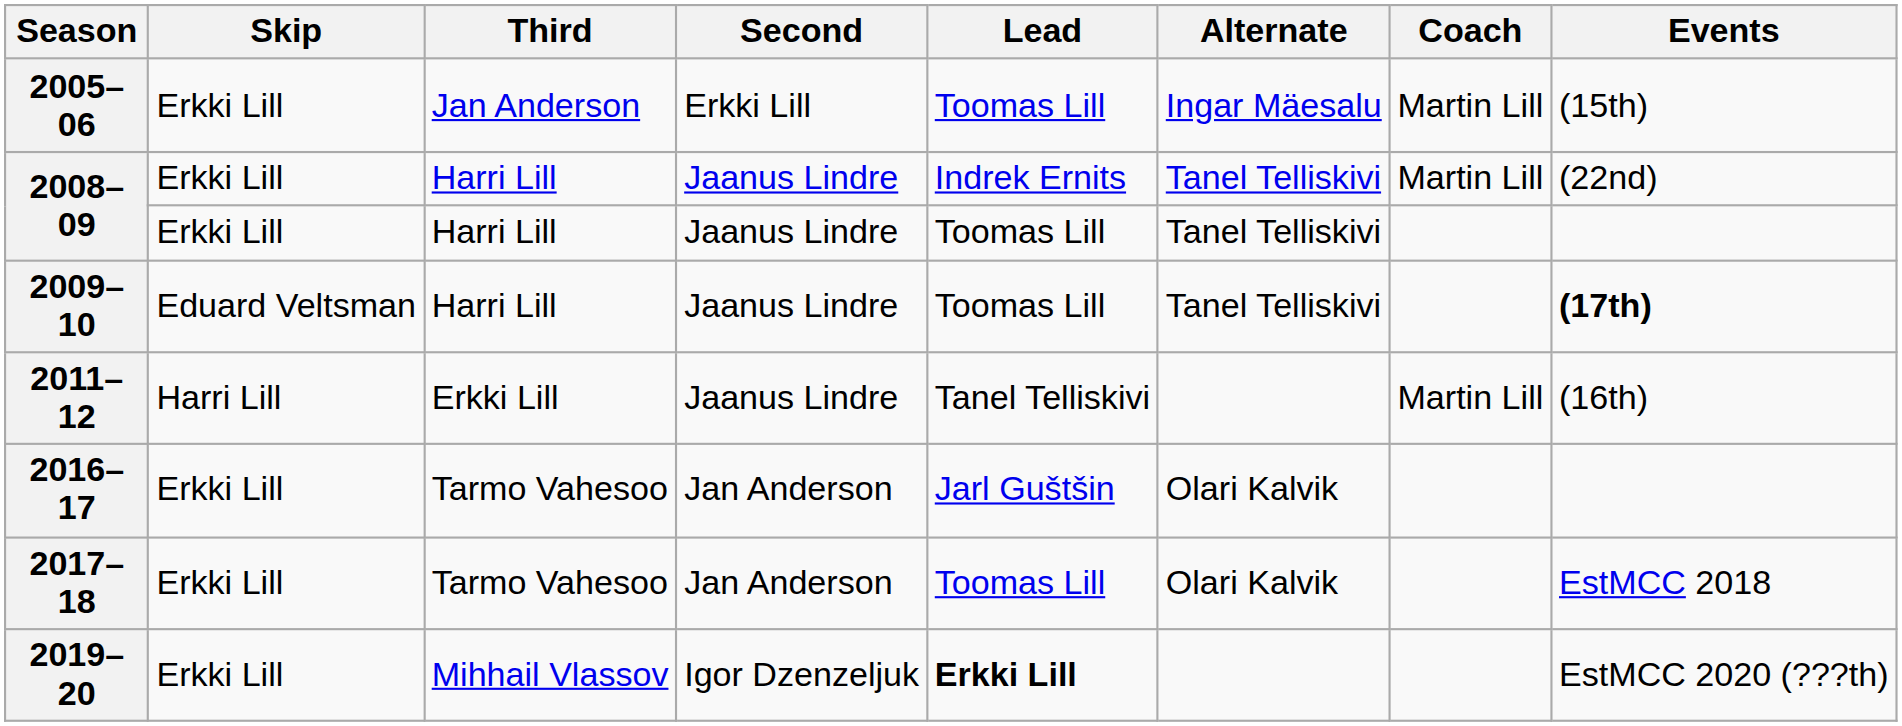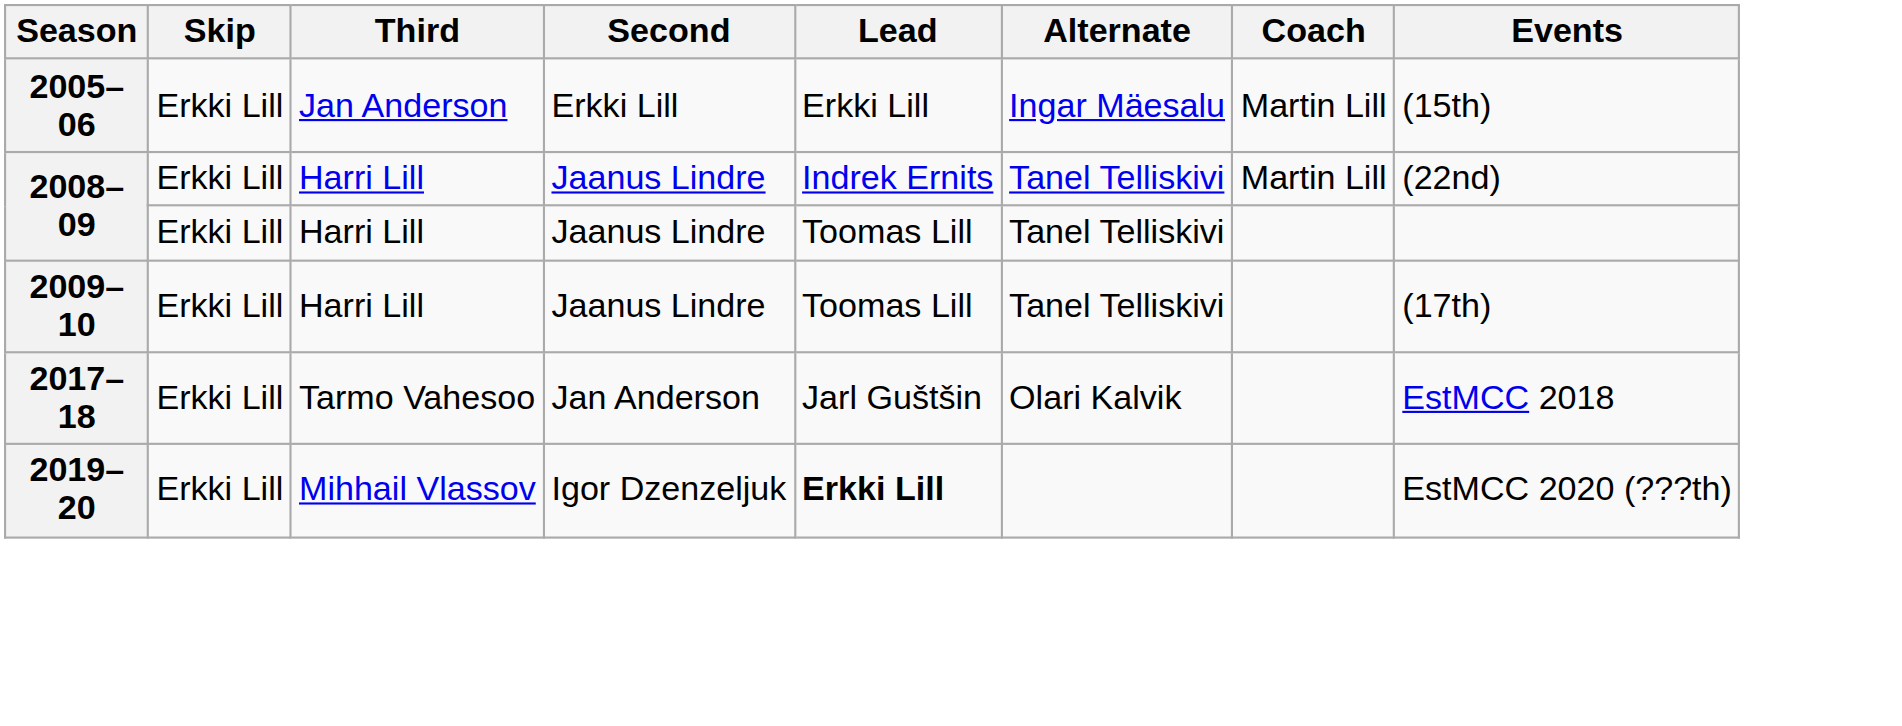(1020, 104) Toomas Lill -> (866, 104) Erkki Lill
(286, 305) Eduard Veltsman -> (220, 305) Erkki Lill
(1605, 305) bold -> (1447, 305) normal
- row: (77, 397)
- row: (77, 490)
(1020, 582) Toomas Lill -> (892, 397) Jarl Guštšin
